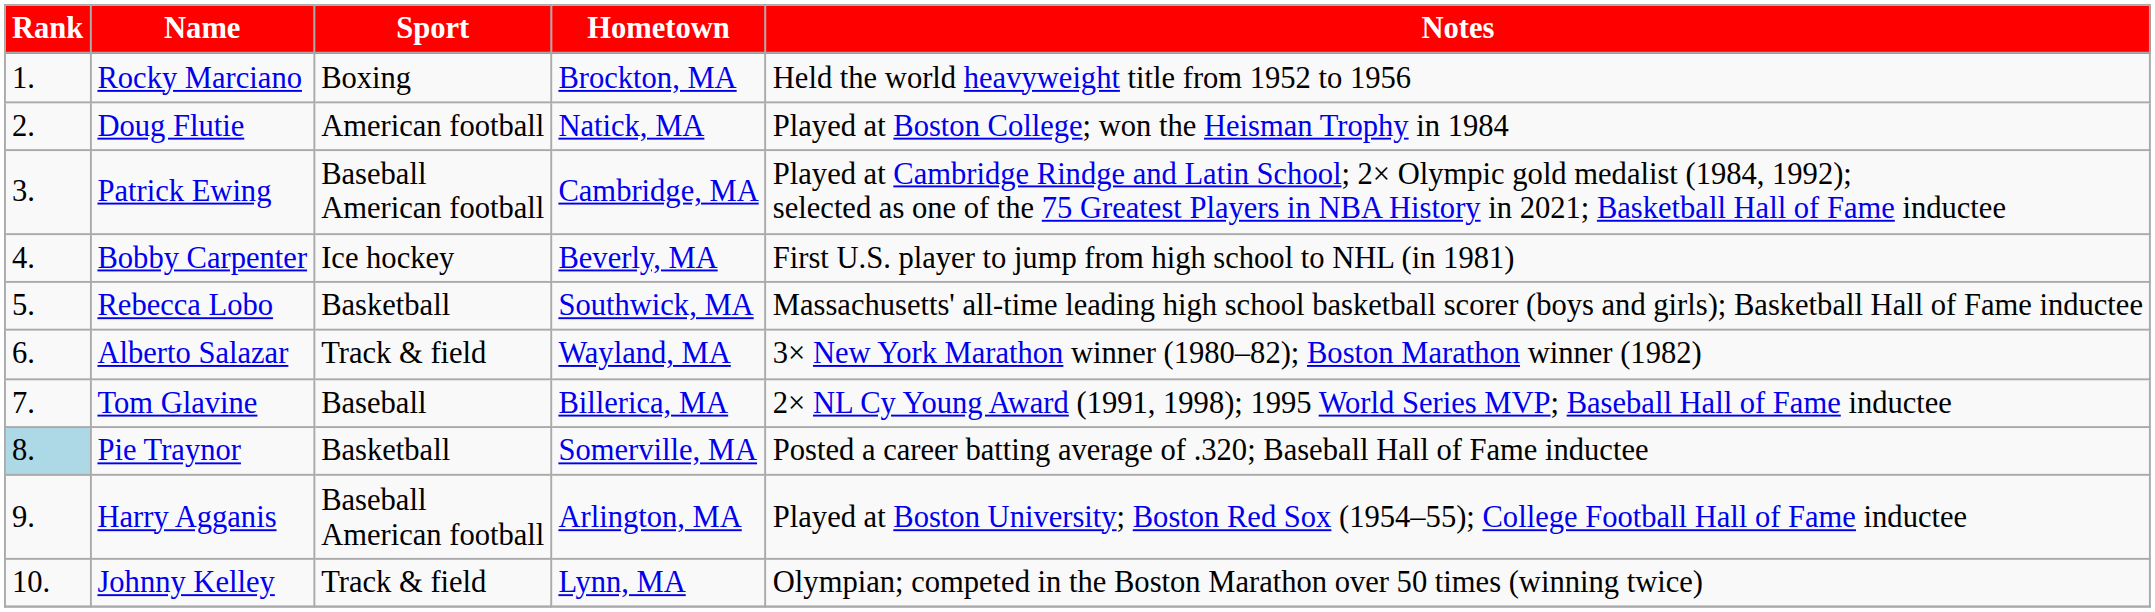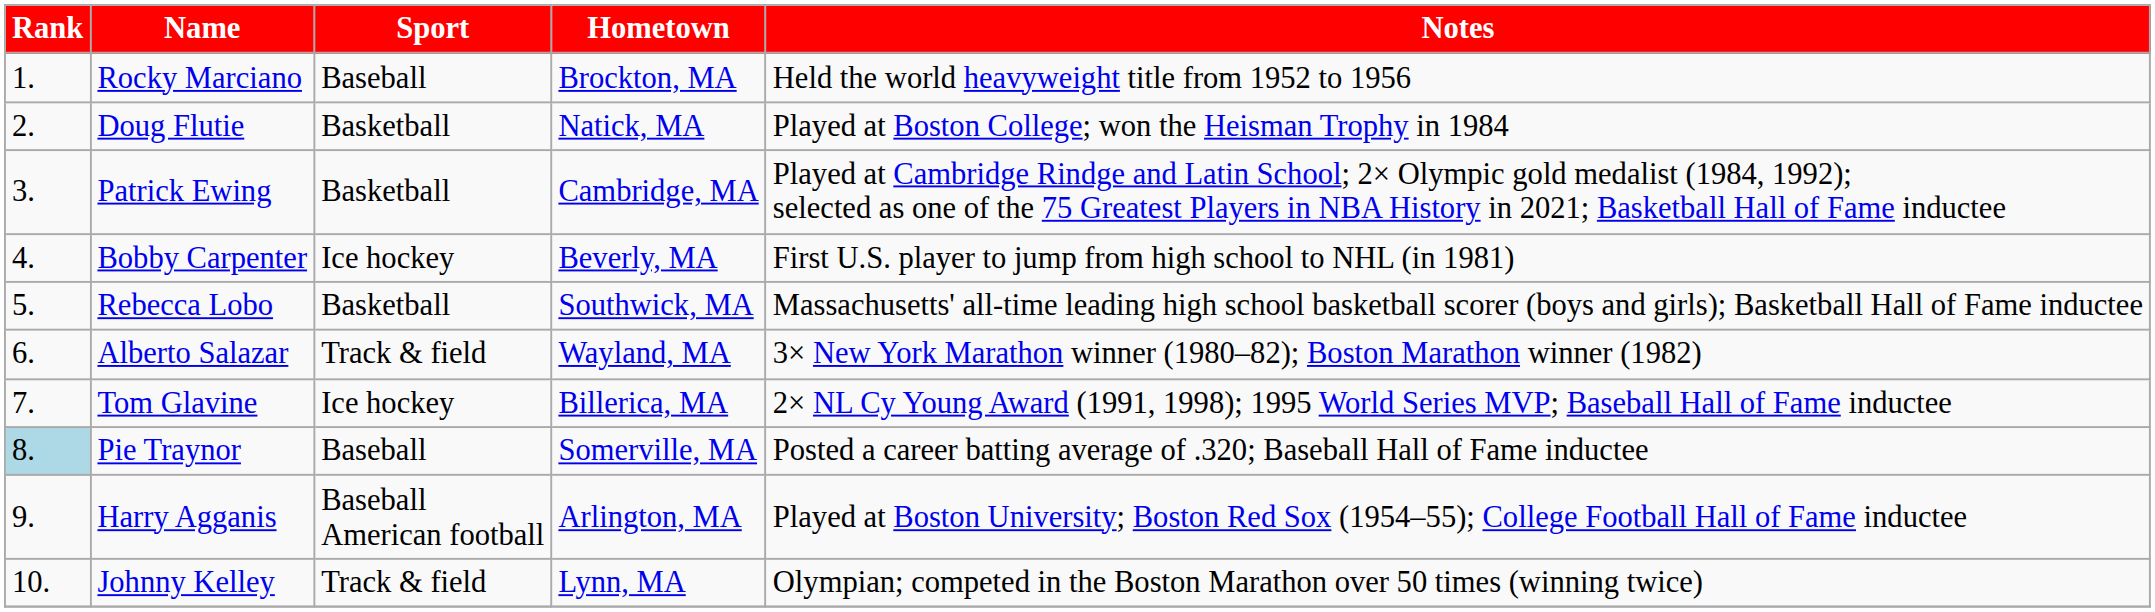(366, 77) Boxing -> (374, 77) Baseball
(433, 125) American football -> (386, 125) Basketball
(433, 191) Baseball American football -> (386, 191) Basketball
(374, 402) Baseball -> (388, 402) Ice hockey
(386, 450) Basketball -> (374, 450) Baseball
